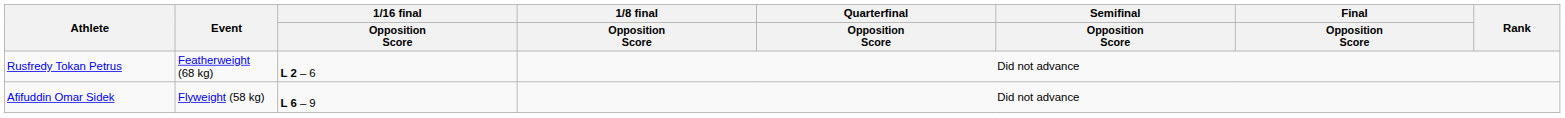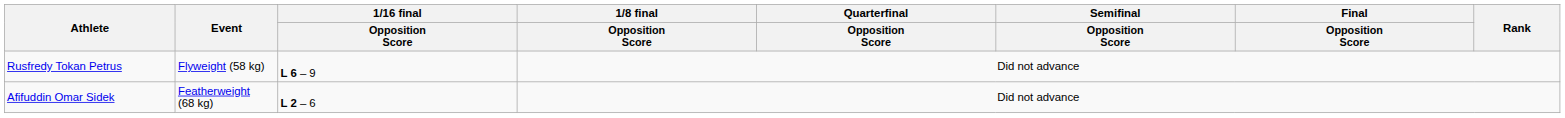(214, 67) Featherweight (68 kg) -> (221, 67) Flyweight (58 kg)
(298, 73) L 2 – 6 -> (298, 73) L 6 – 9
(221, 97) Flyweight (58 kg) -> (214, 97) Featherweight (68 kg)
(298, 104) L 6 – 9 -> (298, 104) L 2 – 6
